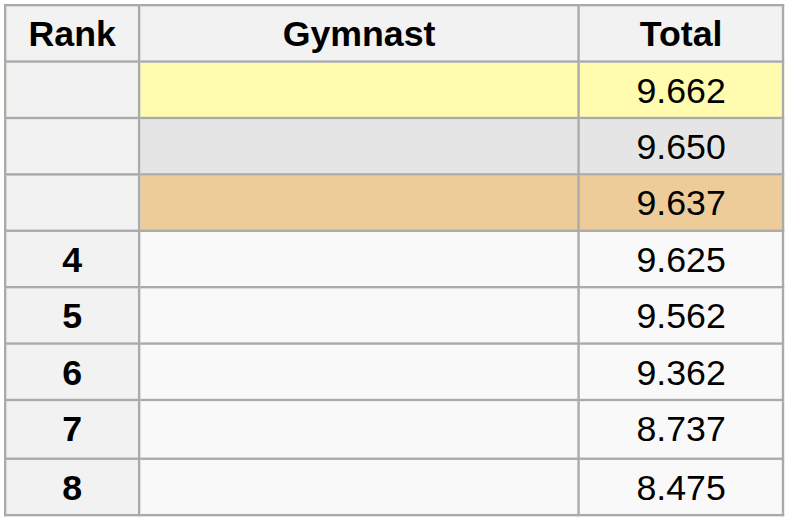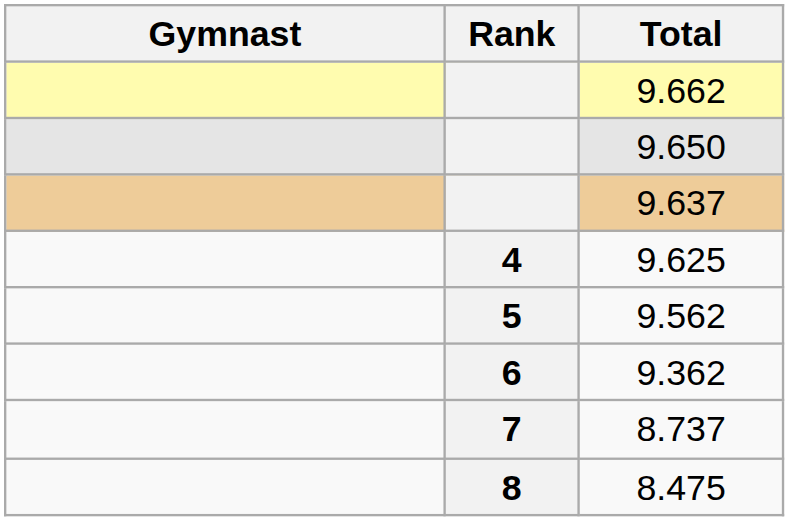columns swapped: (72, 34) <-> (359, 34)
